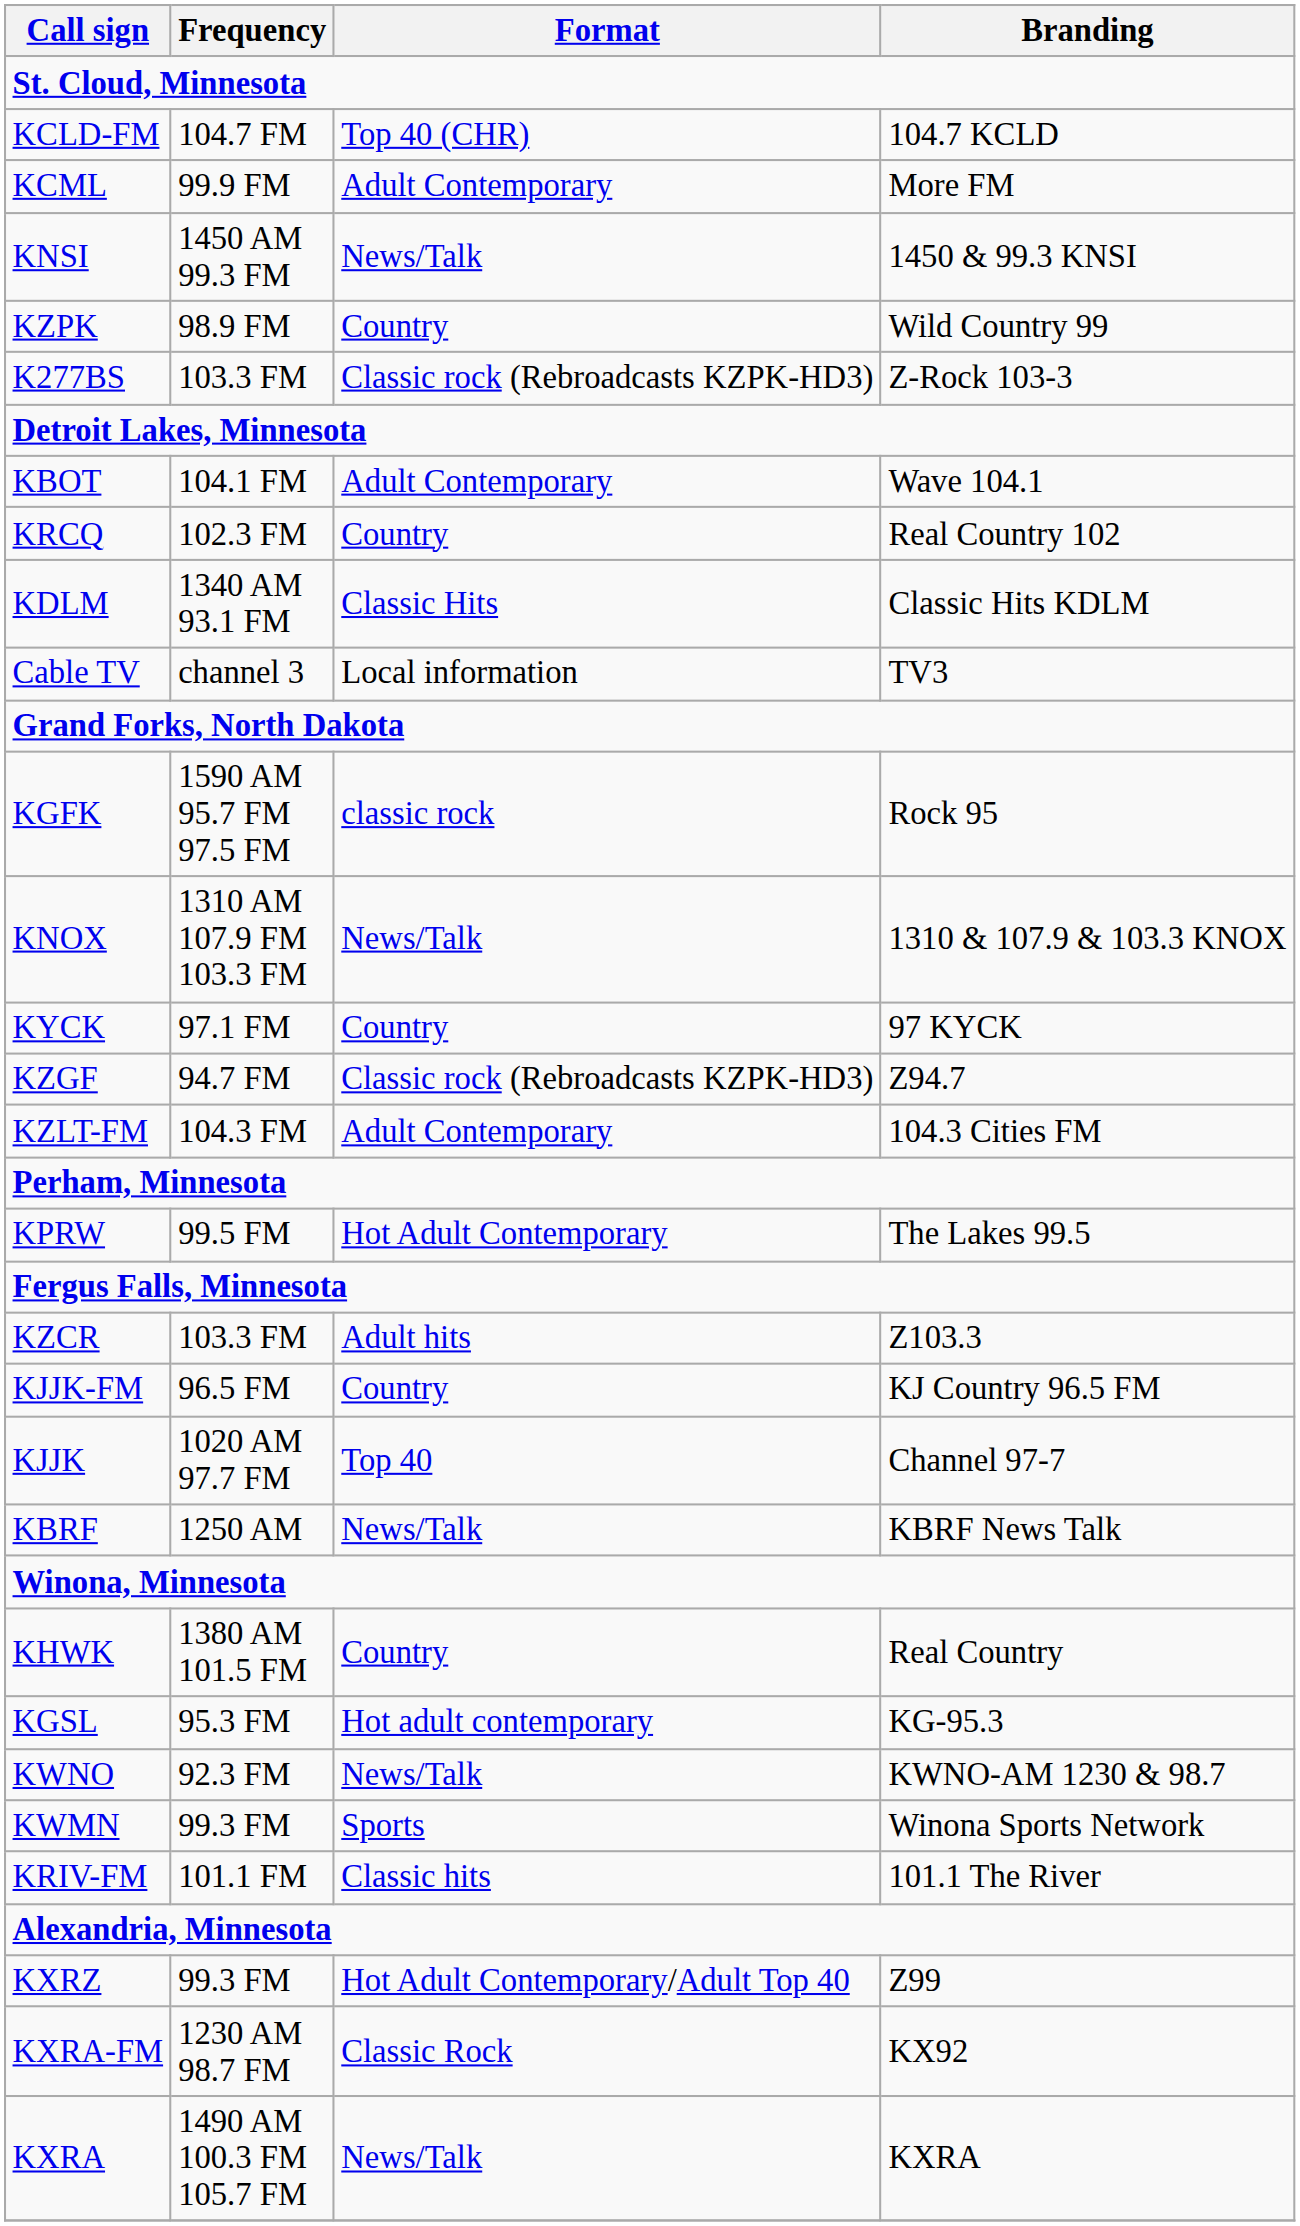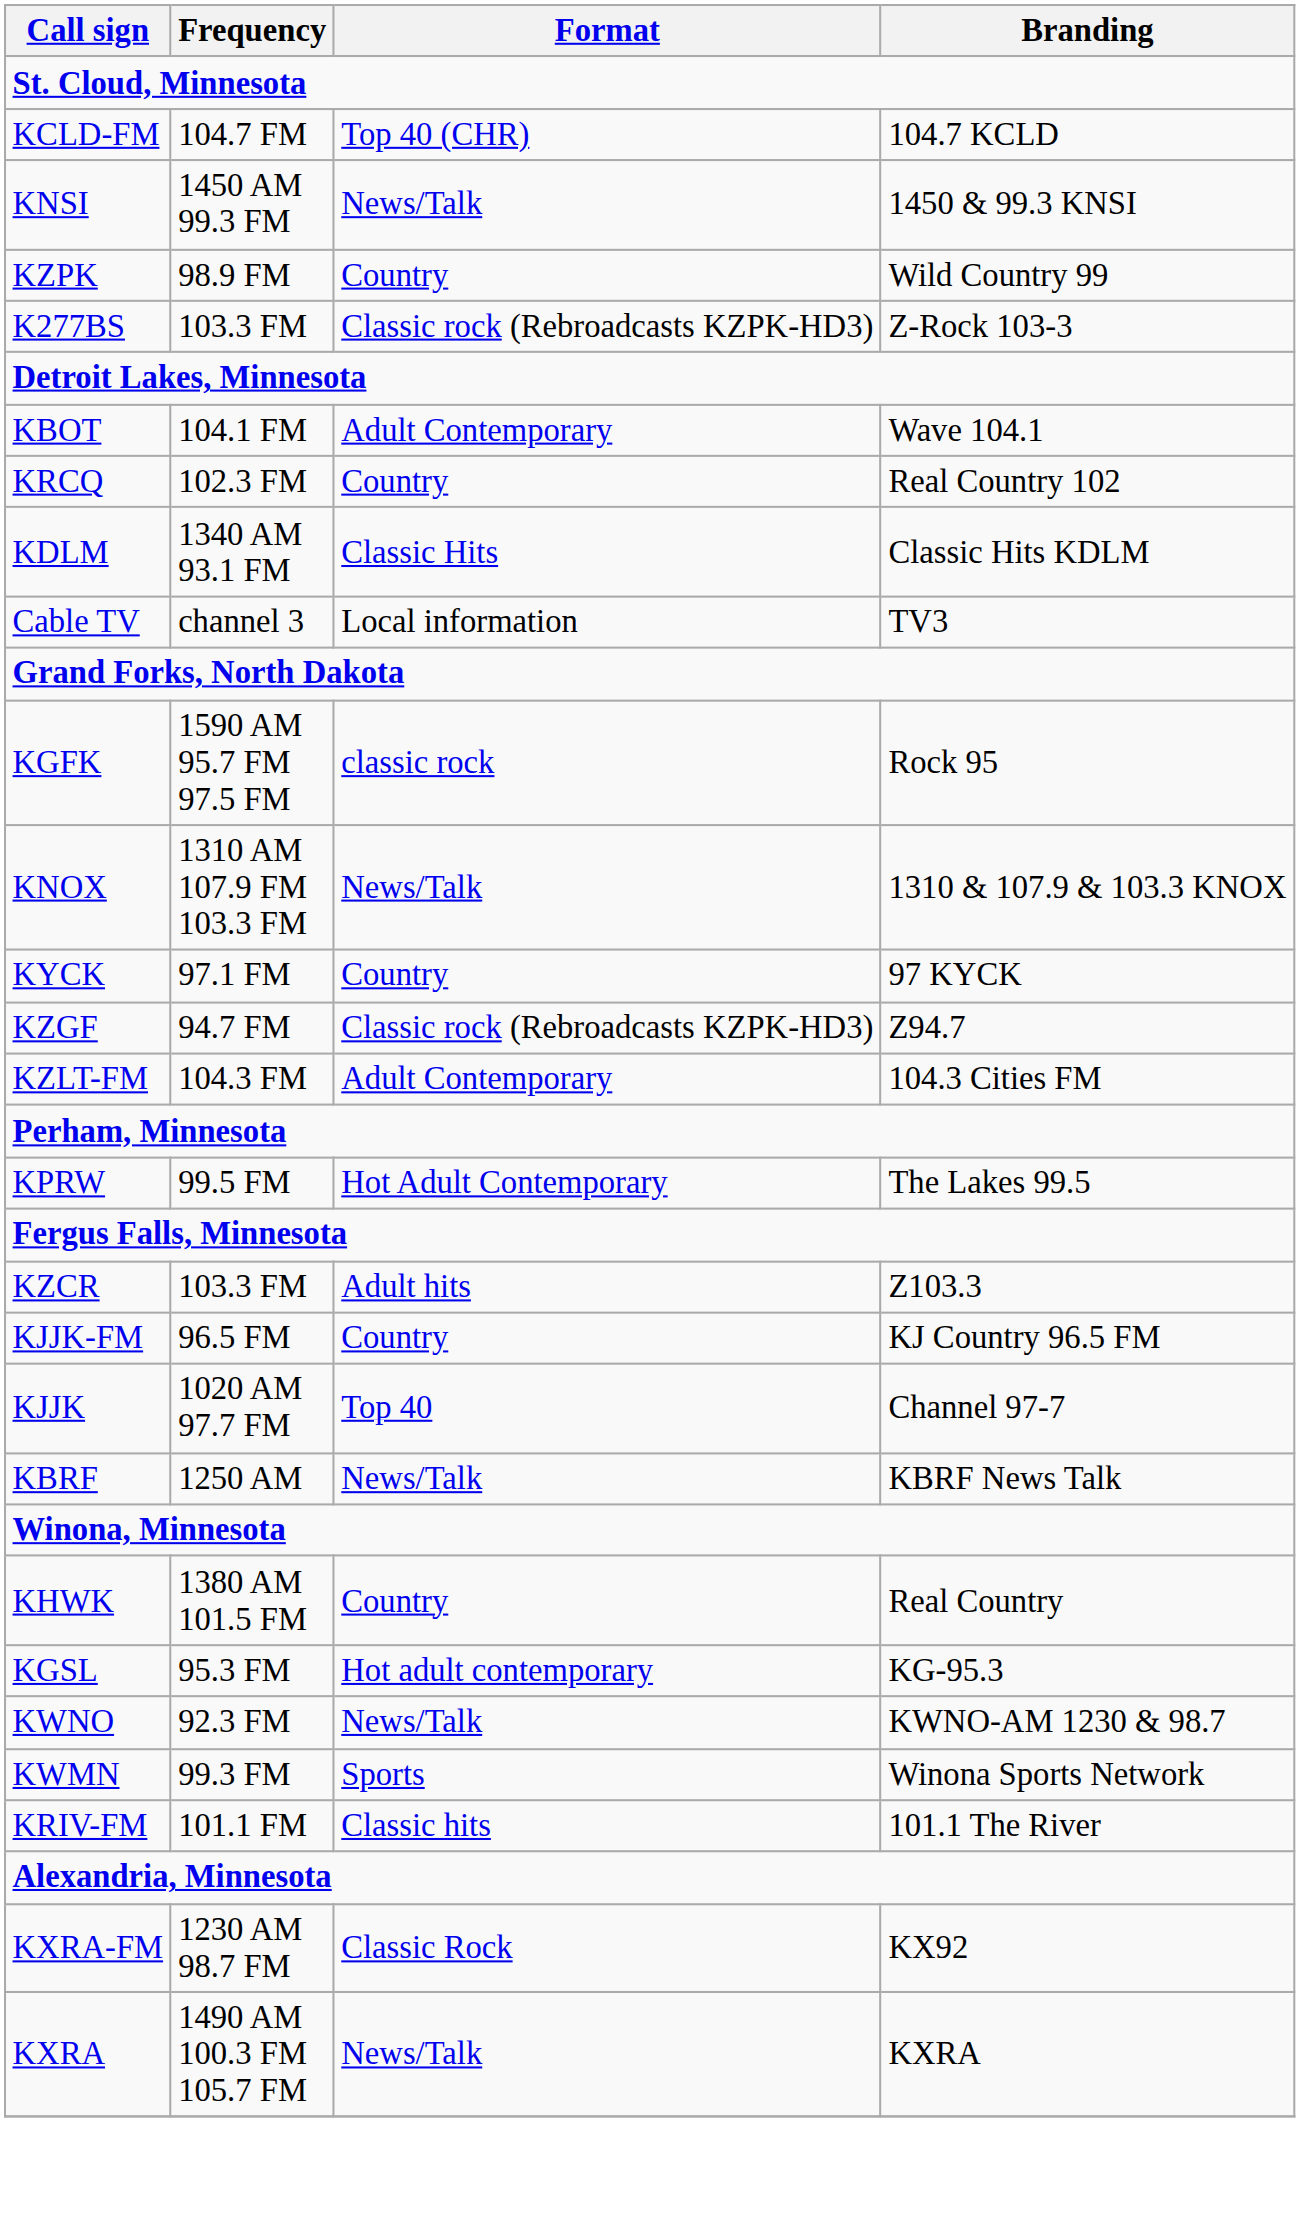- row: (60, 185)
- row: (57, 1980)
